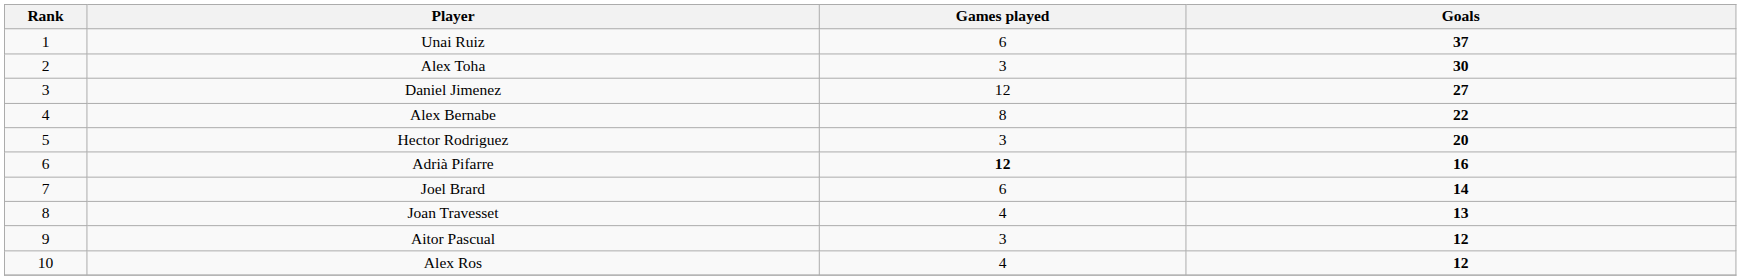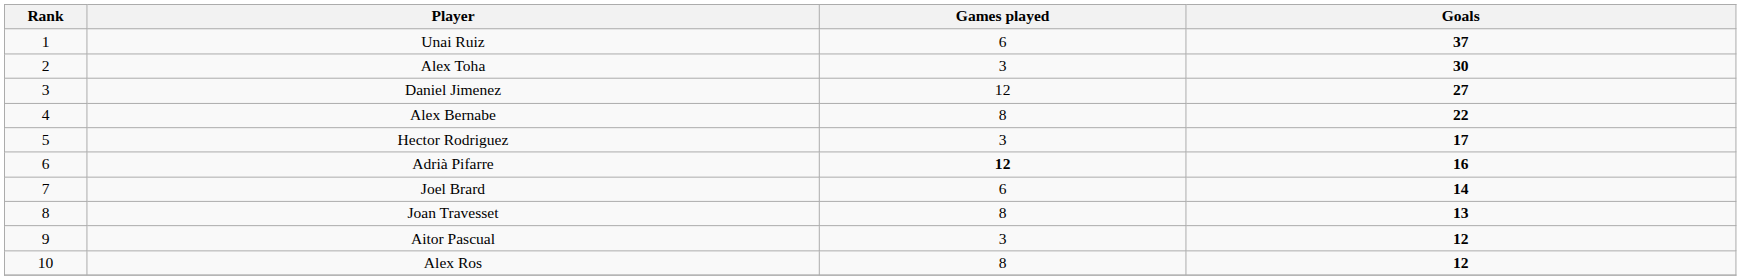(1461, 139) 20 -> (1461, 139) 17
(1003, 213) 4 -> (1003, 213) 8
(1003, 262) 4 -> (1003, 262) 8
